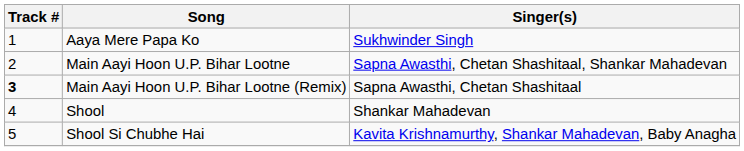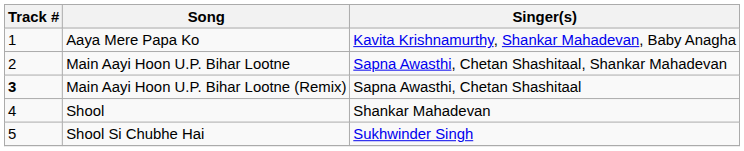(413, 40) Sukhwinder Singh -> (545, 40) Kavita Krishnamurthy, Shankar Mahadevan, Baby Anagha
(545, 134) Kavita Krishnamurthy, Shankar Mahadevan, Baby Anagha -> (413, 134) Sukhwinder Singh
